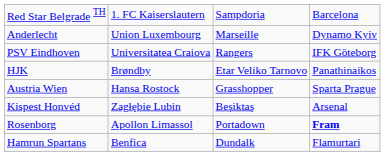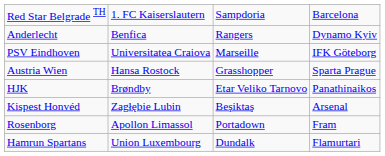(156, 34) Union Luxembourg -> (129, 34) Benfica
(237, 34) Marseille -> (234, 34) Rangers
(234, 52) Rangers -> (237, 52) Marseille
rows swapped: (37, 88) <-> (17, 70)
(326, 124) bold -> (324, 124) normal
(129, 142) Benfica -> (156, 142) Union Luxembourg
